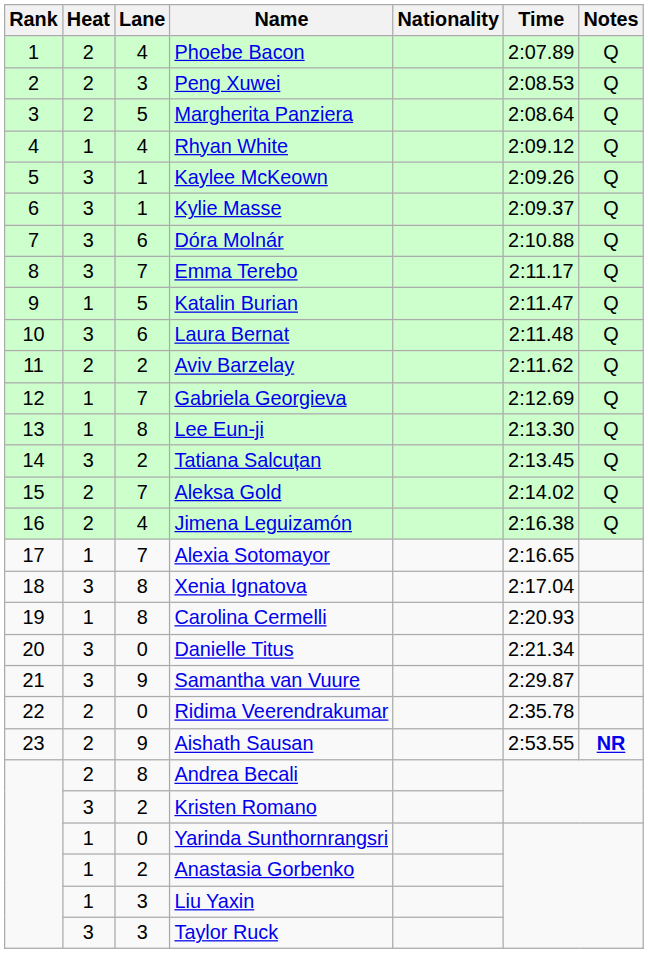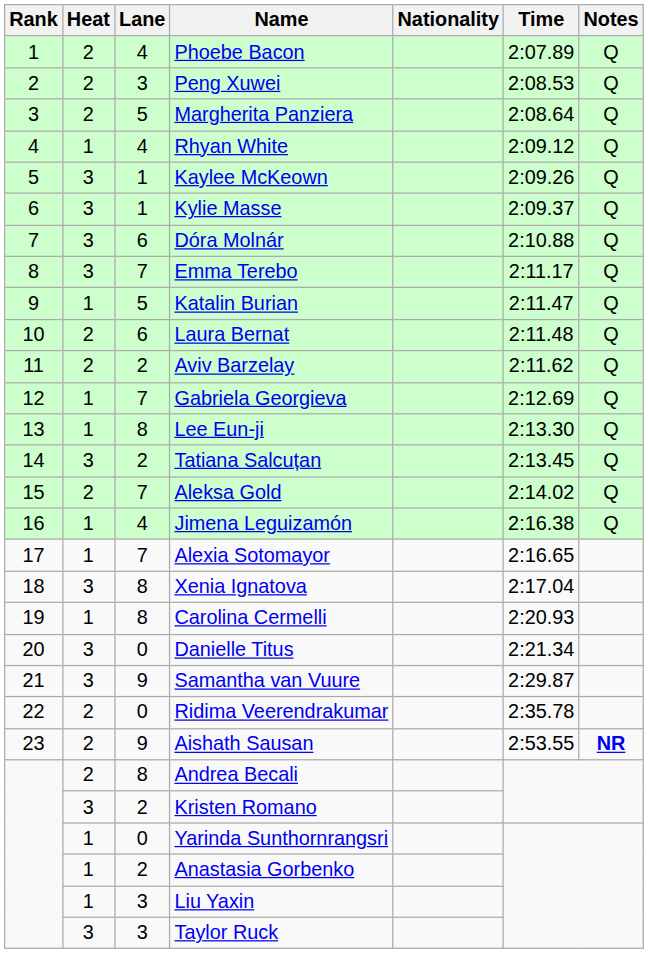(88, 334) 3 -> (88, 334) 2
(88, 523) 2 -> (88, 523) 1
